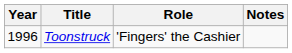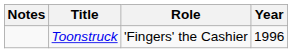columns swapped: (23, 15) <-> (265, 15)
